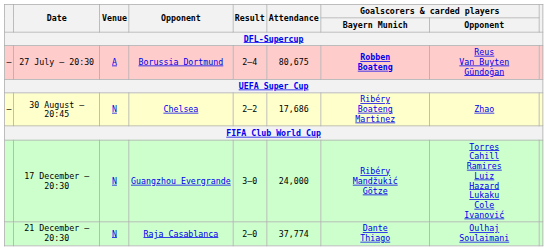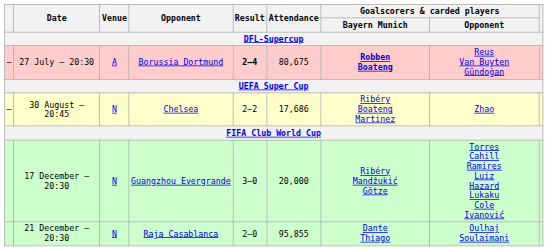(250, 62) normal -> (250, 62) bold
(294, 181) 24,000 -> (294, 181) 20,000
(294, 234) 37,774 -> (294, 234) 95,855
